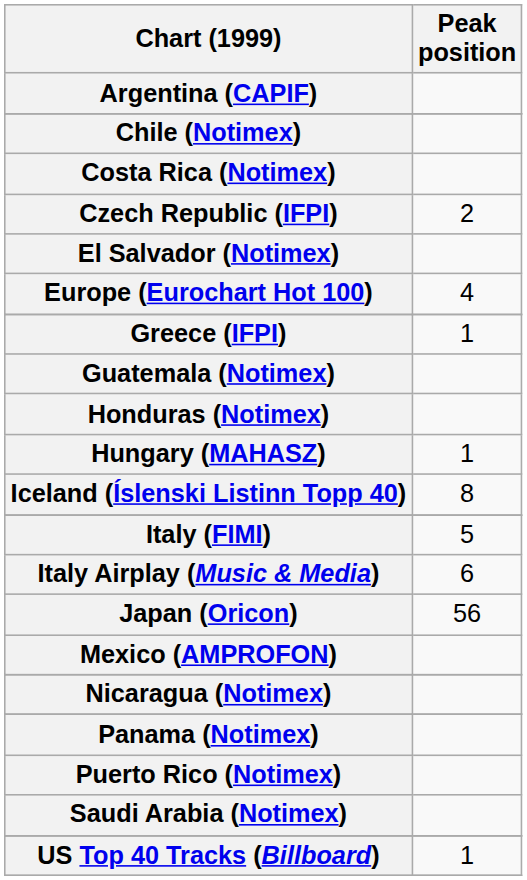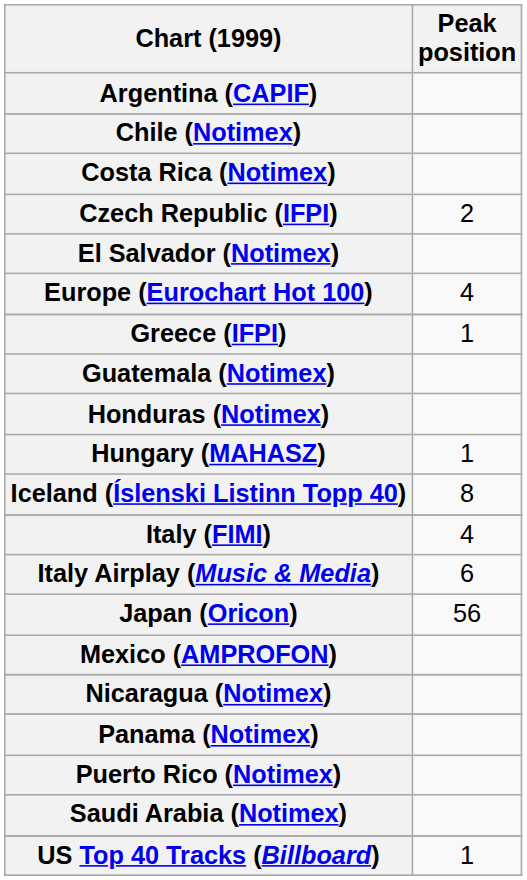(467, 534) 5 -> (467, 534) 4
